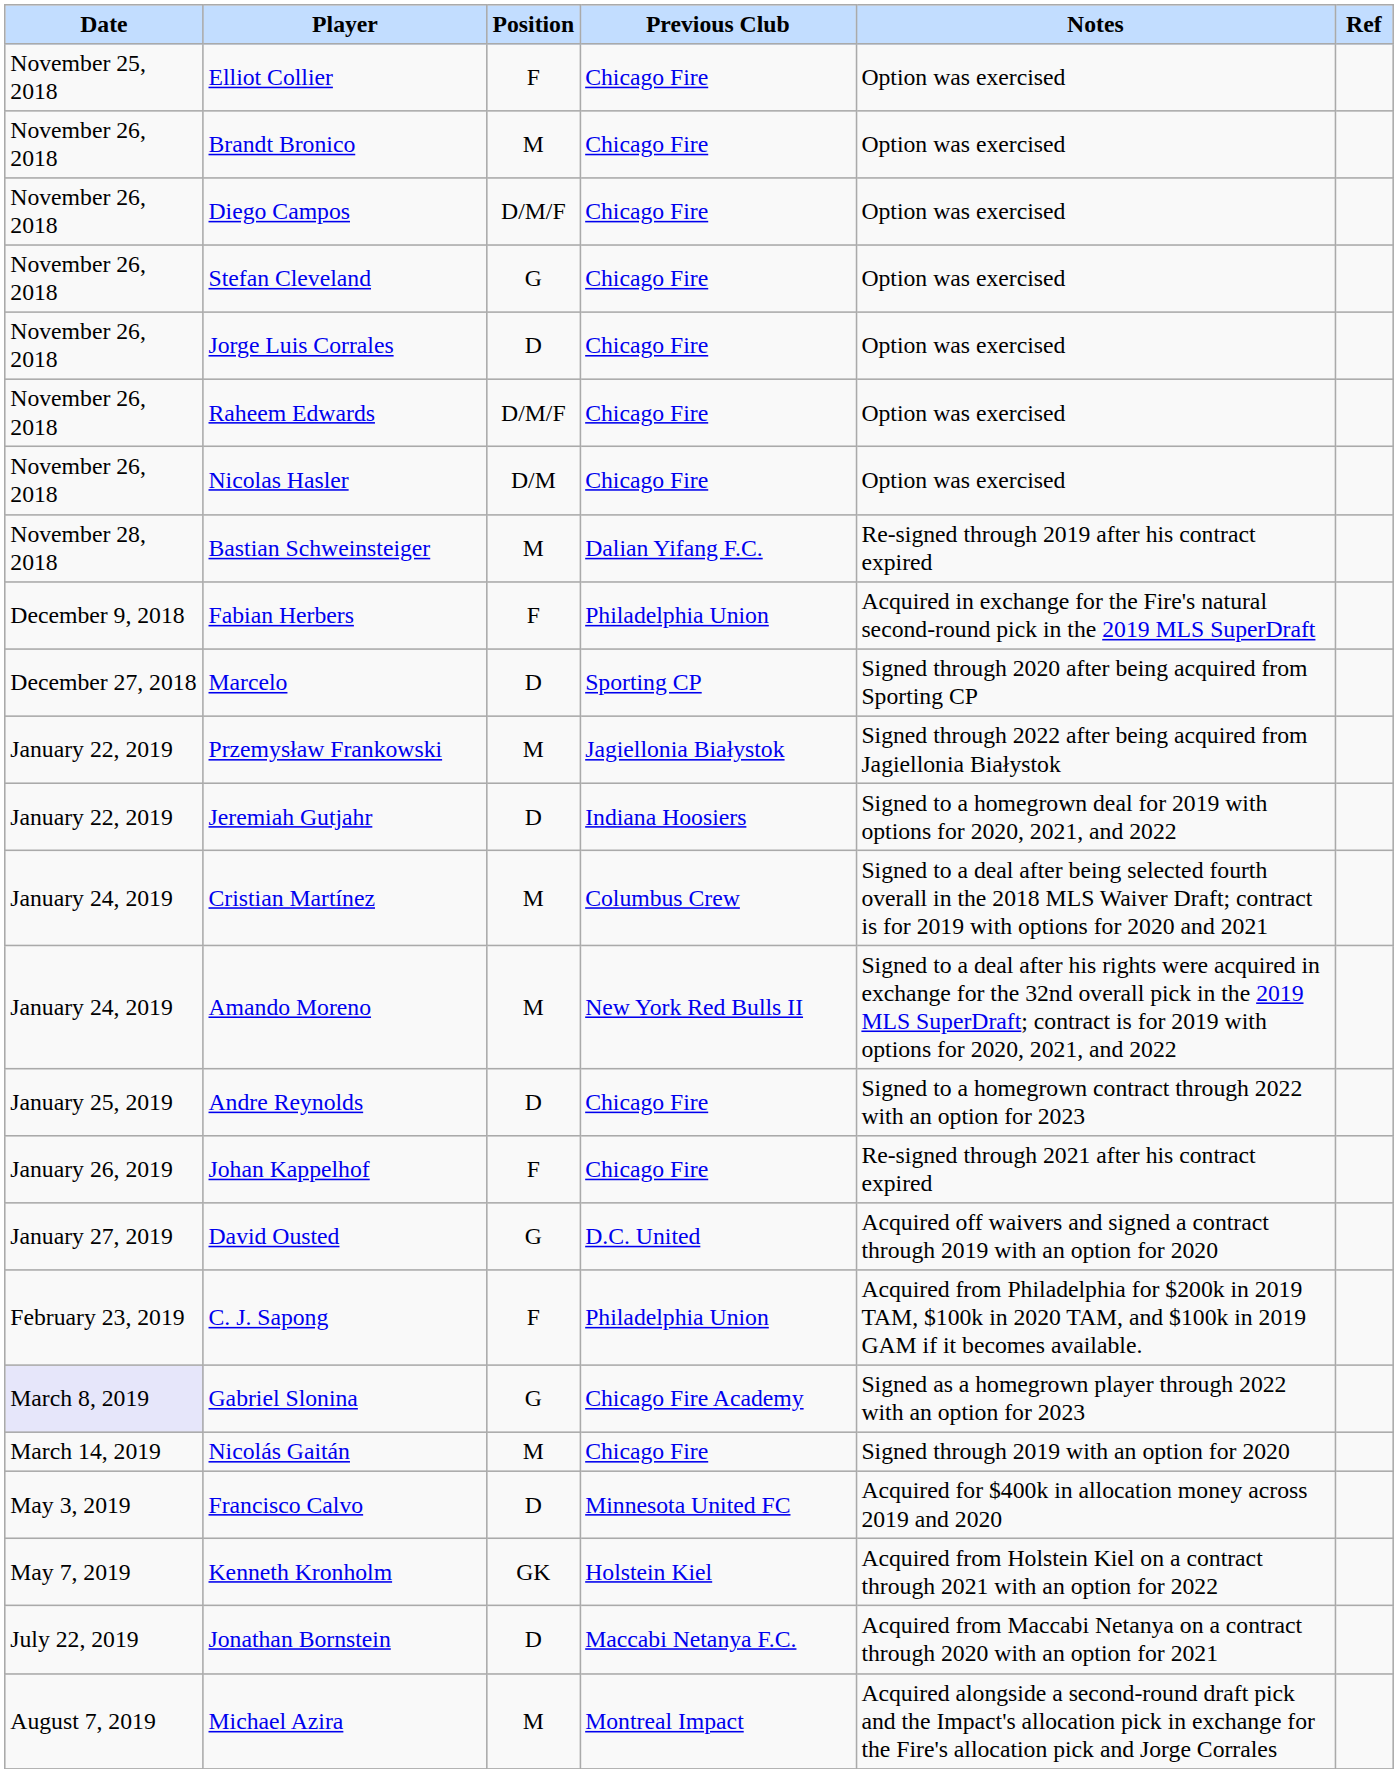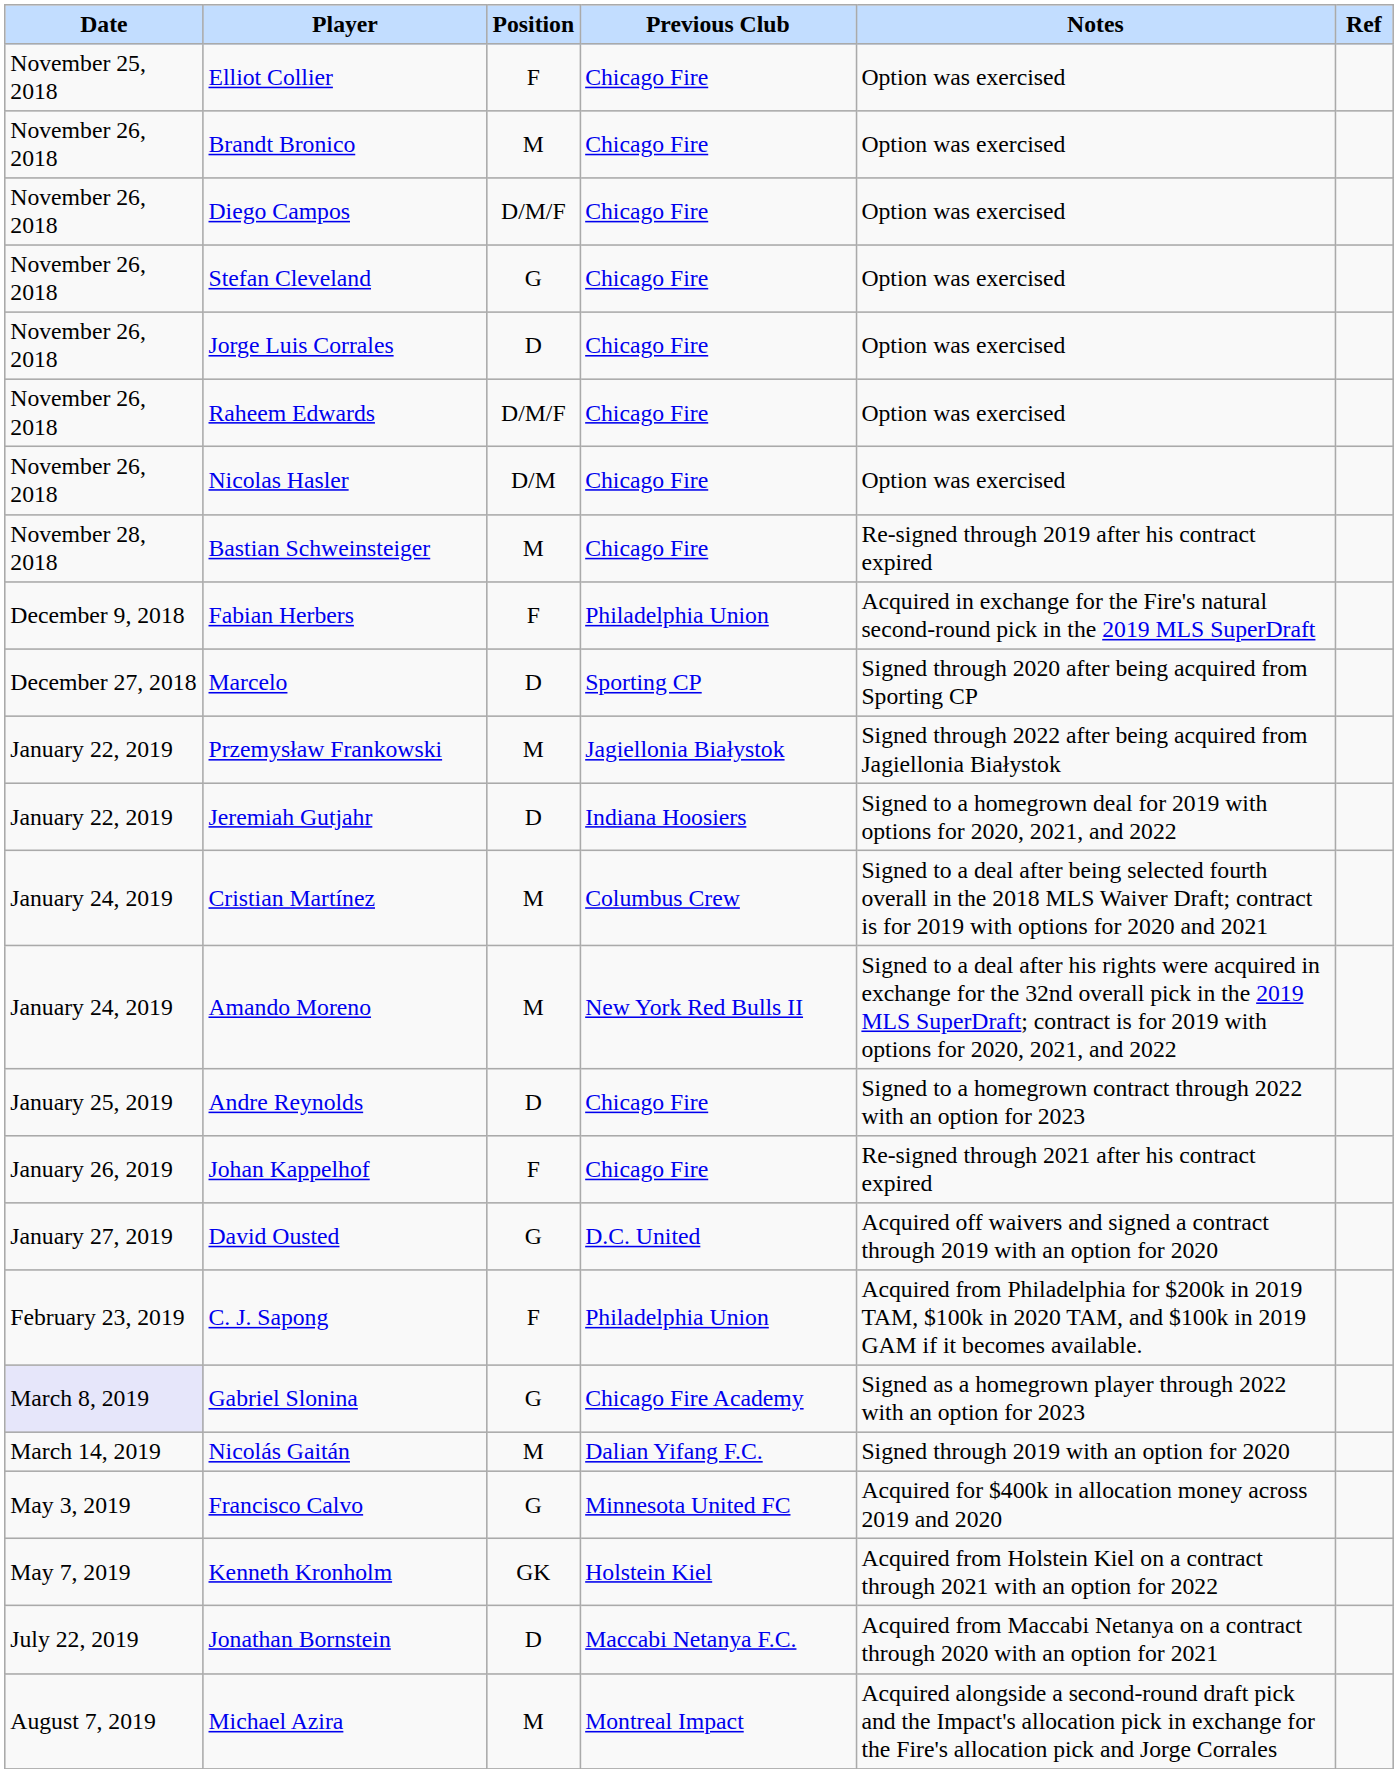(674, 547) Dalian Yifang F.C. -> (647, 547) Chicago Fire
(647, 1452) Chicago Fire -> (674, 1452) Dalian Yifang F.C.
(533, 1505) D -> (533, 1505) G
